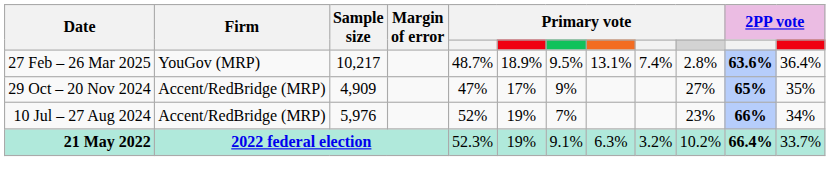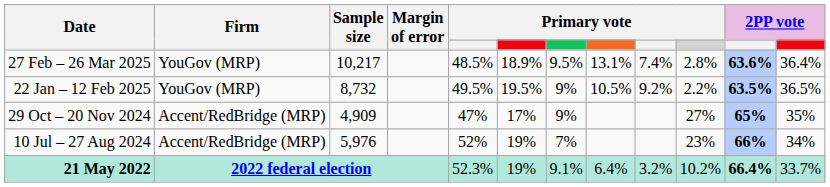(473, 63) 48.7% -> (473, 63) 48.5%
+ row: (82, 89)
(611, 142) 6.3% -> (611, 168) 6.4%
